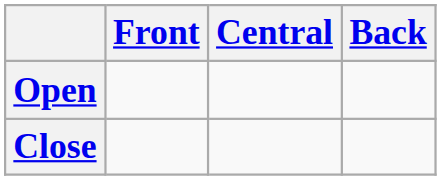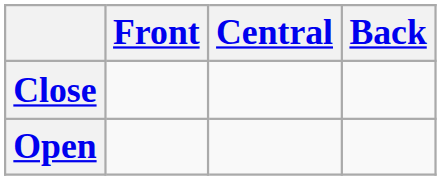rows swapped: (55, 145) <-> (55, 89)
